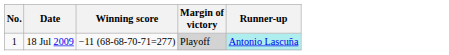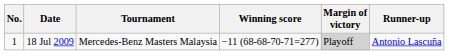+ column: (148, 19)
(264, 41) paleturquoise background -> (407, 41) no background
